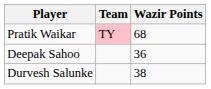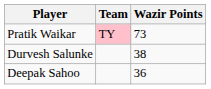(140, 34) 68 -> (140, 34) 73
rows swapped: (50, 73) <-> (43, 53)
